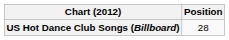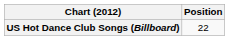(203, 27) 28 -> (203, 27) 22
